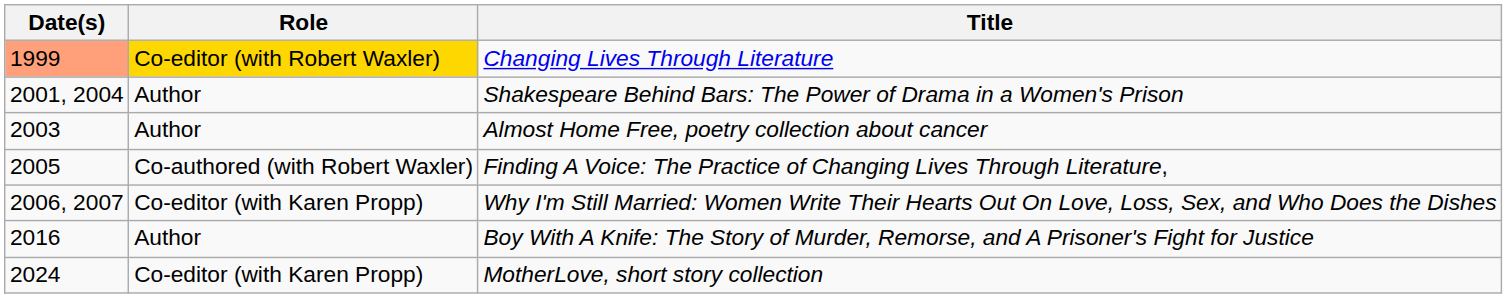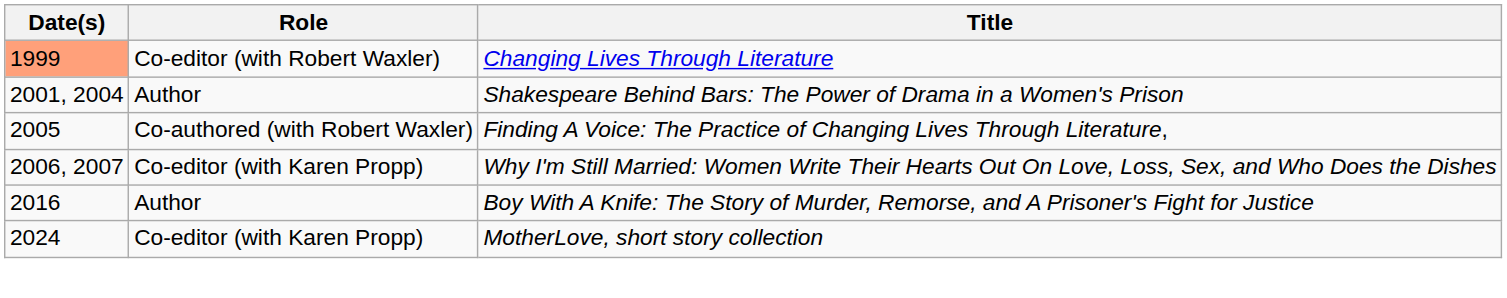(287, 58) gold background -> (287, 58) no background
- row: (735, 130)
